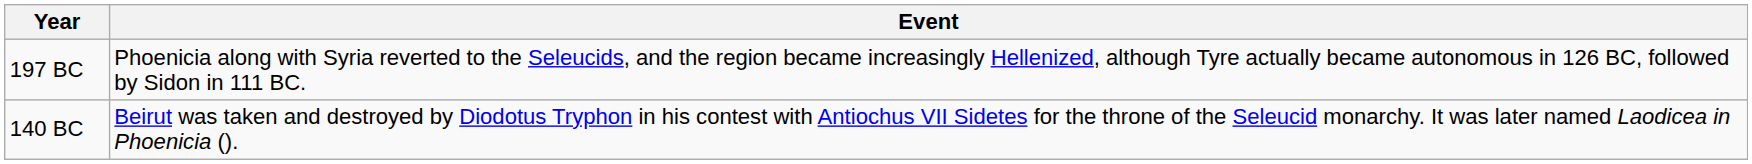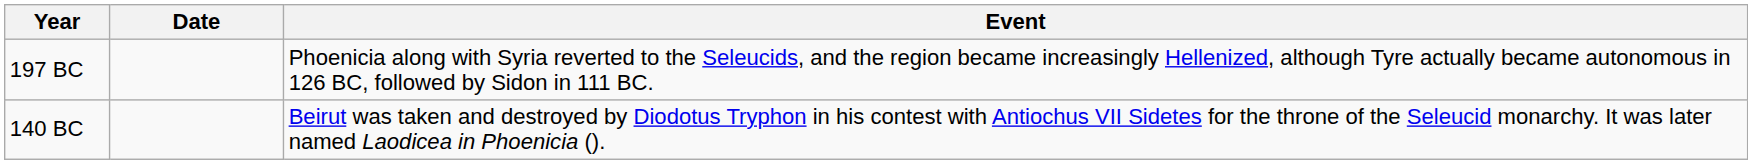+ column: (196, 22)
